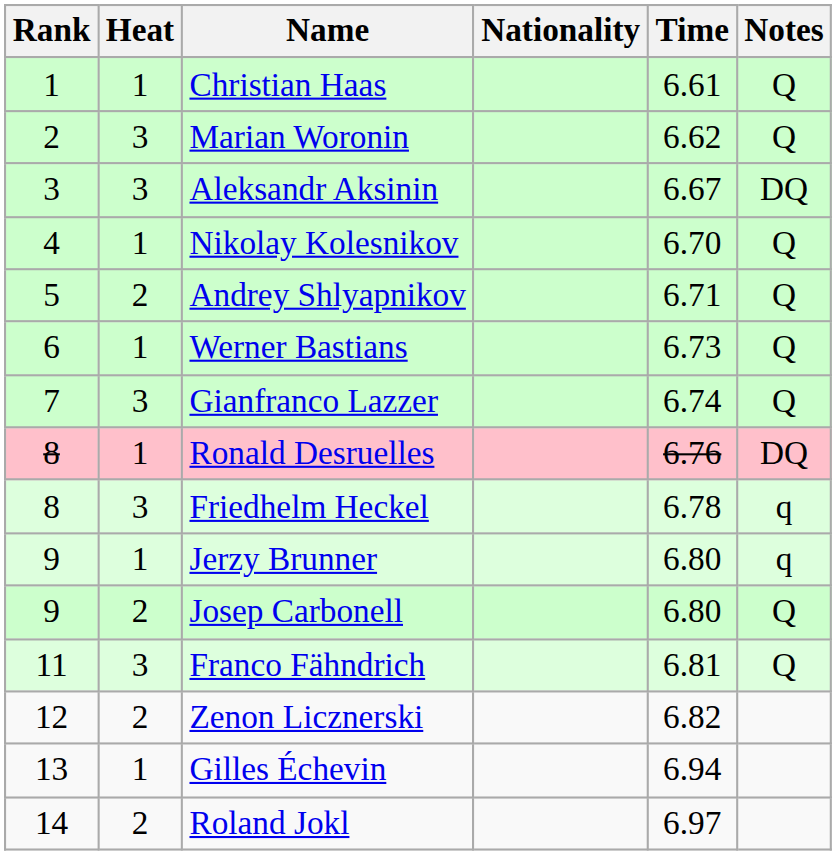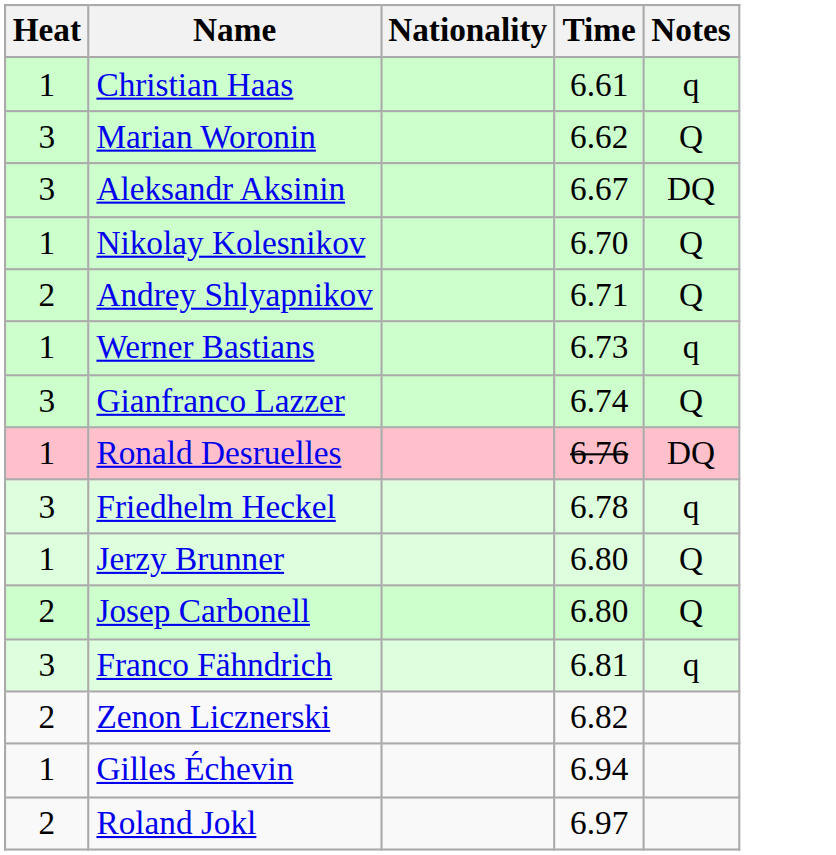- column: (52, 30)
(784, 83) Q -> (691, 83) q
(784, 347) Q -> (691, 347) q
(784, 558) q -> (691, 558) Q
(784, 664) Q -> (691, 664) q
